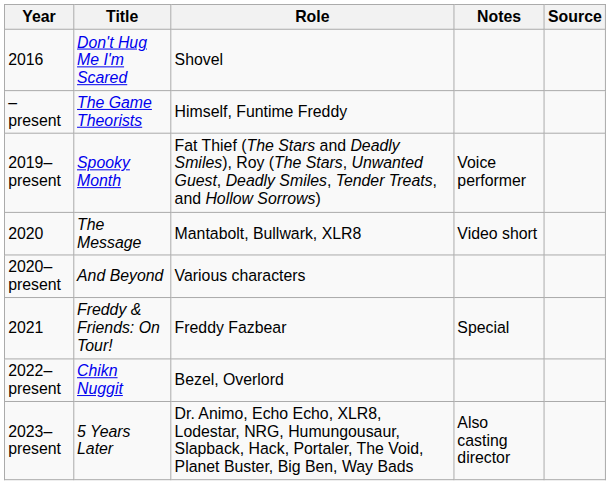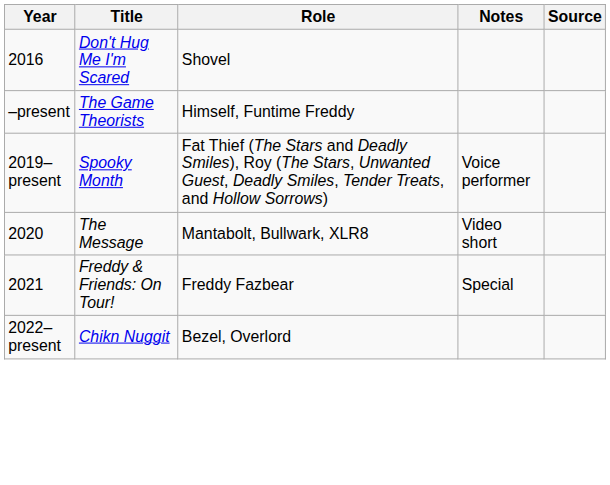- row: (35, 276)
- row: (35, 440)
